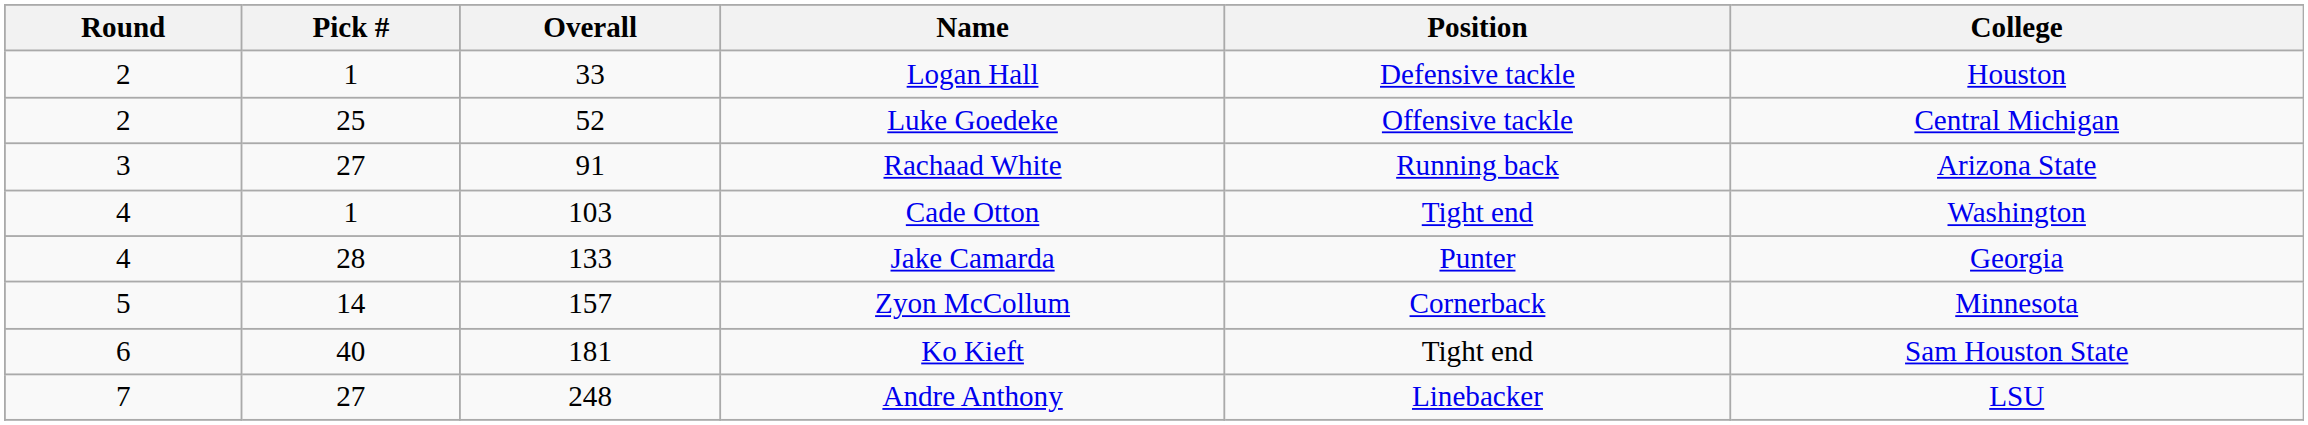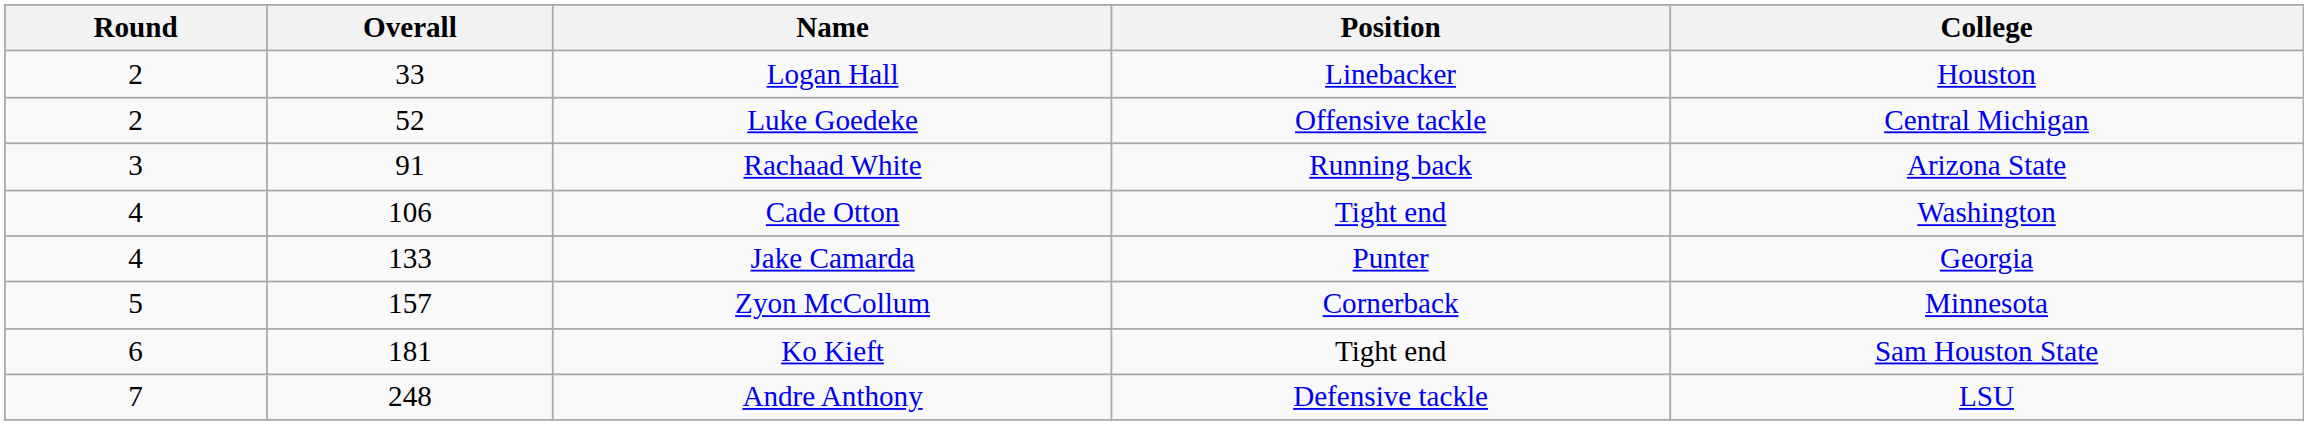- column: (351, 27)
(1477, 73) Defensive tackle -> (1391, 73) Linebacker
(590, 212) 103 -> (410, 212) 106
(1477, 397) Linebacker -> (1391, 397) Defensive tackle
